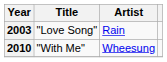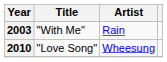(67, 30) "Love Song" -> (61, 30) "With Me"
(61, 48) "With Me" -> (67, 48) "Love Song"
